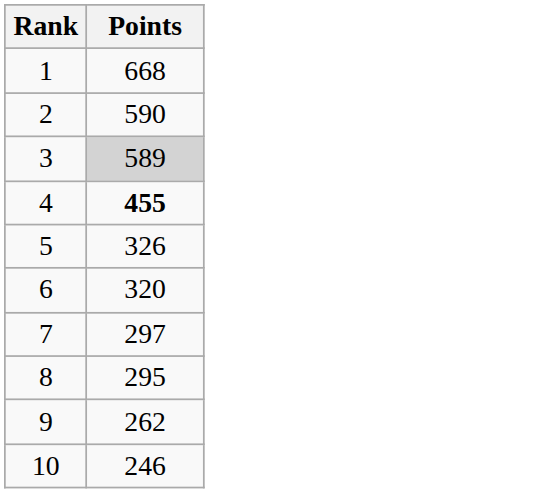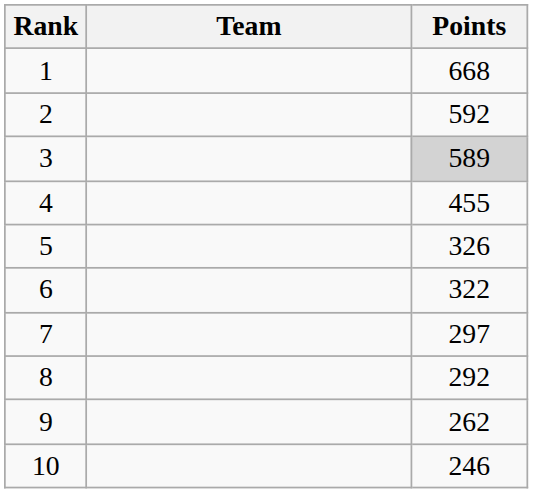+ column: (249, 26)
(145, 114) 590 -> (469, 114) 592
(145, 202) bold -> (469, 202) normal
(145, 289) 320 -> (469, 289) 322
(145, 377) 295 -> (469, 377) 292
